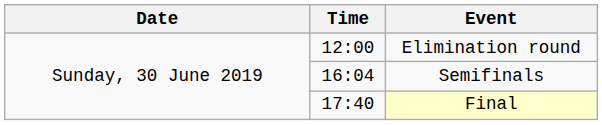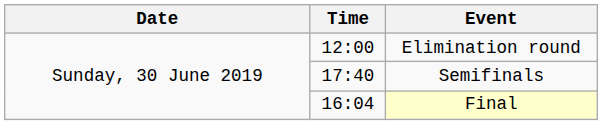(348, 76) 16:04 -> (348, 76) 17:40
(348, 105) 17:40 -> (348, 105) 16:04
